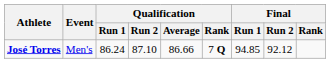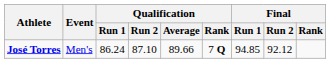(181, 49) 86.66 -> (181, 49) 89.66
